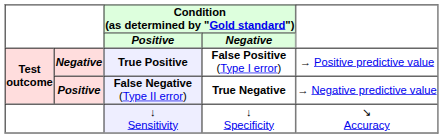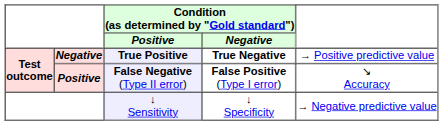(249, 62) False Positive (Type I error) -> (249, 55) True Negative
(249, 90) True Negative -> (249, 78) False Positive (Type I error)
(367, 90) → Negative predictive value -> (367, 78) ↘ Accuracy
(367, 118) ↘ Accuracy -> (367, 106) → Negative predictive value
